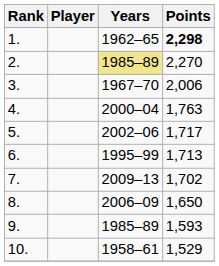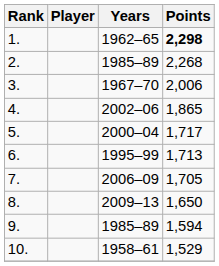(130, 62) khaki background -> (130, 62) no background
(184, 62) 2,270 -> (184, 62) 2,268
(130, 109) 2000–04 -> (130, 109) 2002–06
(184, 109) 1,763 -> (184, 109) 1,865
(130, 132) 2002–06 -> (130, 132) 2000–04
(130, 179) 2009–13 -> (130, 179) 2006–09
(184, 179) 1,702 -> (184, 179) 1,705
(130, 202) 2006–09 -> (130, 202) 2009–13
(184, 226) 1,593 -> (184, 226) 1,594
